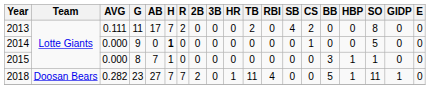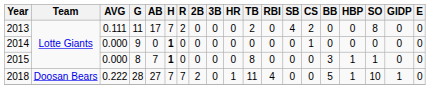(375, 44) 5 -> (375, 44) 0
(171, 60) normal -> (171, 60) bold
(252, 60) 0 -> (252, 60) 8
(115, 76) 0.282 -> (115, 76) 0.222
(138, 76) 23 -> (138, 76) 28
(375, 76) 11 -> (375, 76) 10
